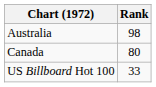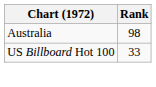- row: (25, 52)
